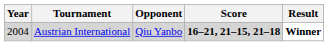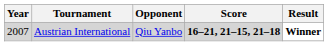(18, 31) 2004 -> (18, 31) 2007
